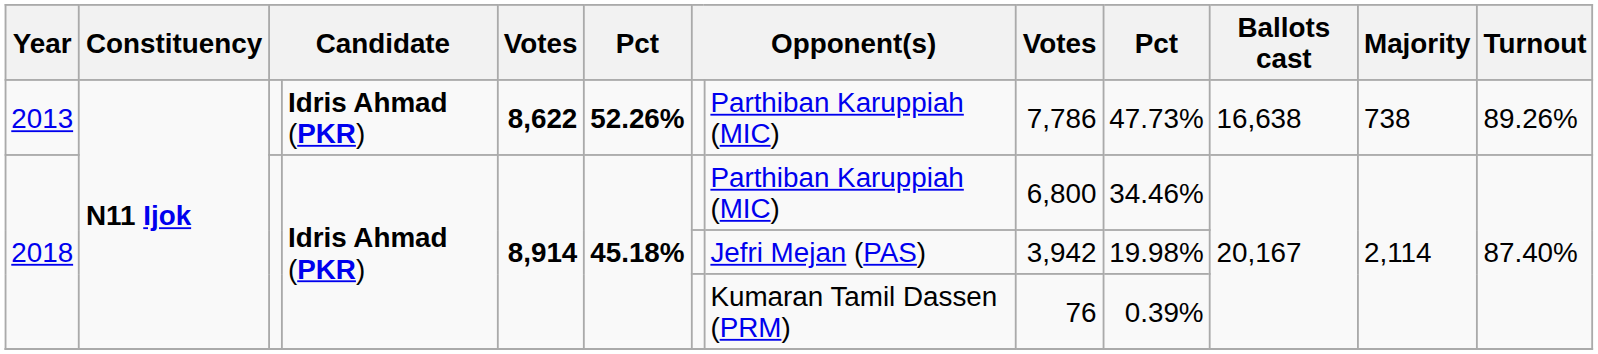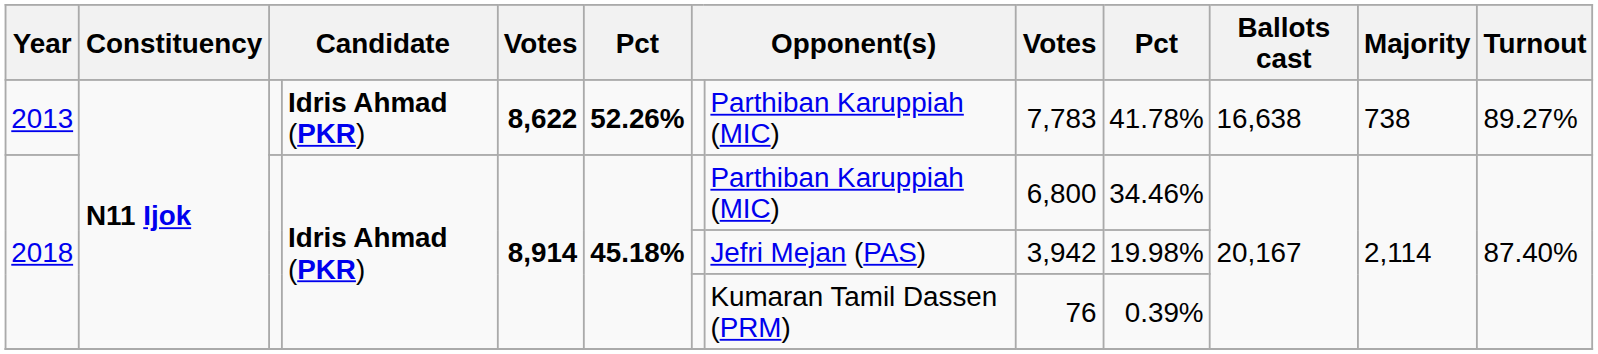(1062, 118) 7,786 -> (1062, 118) 7,783
(1156, 118) 47.73% -> (1156, 118) 41.78%
(1531, 118) 89.26% -> (1531, 118) 89.27%
